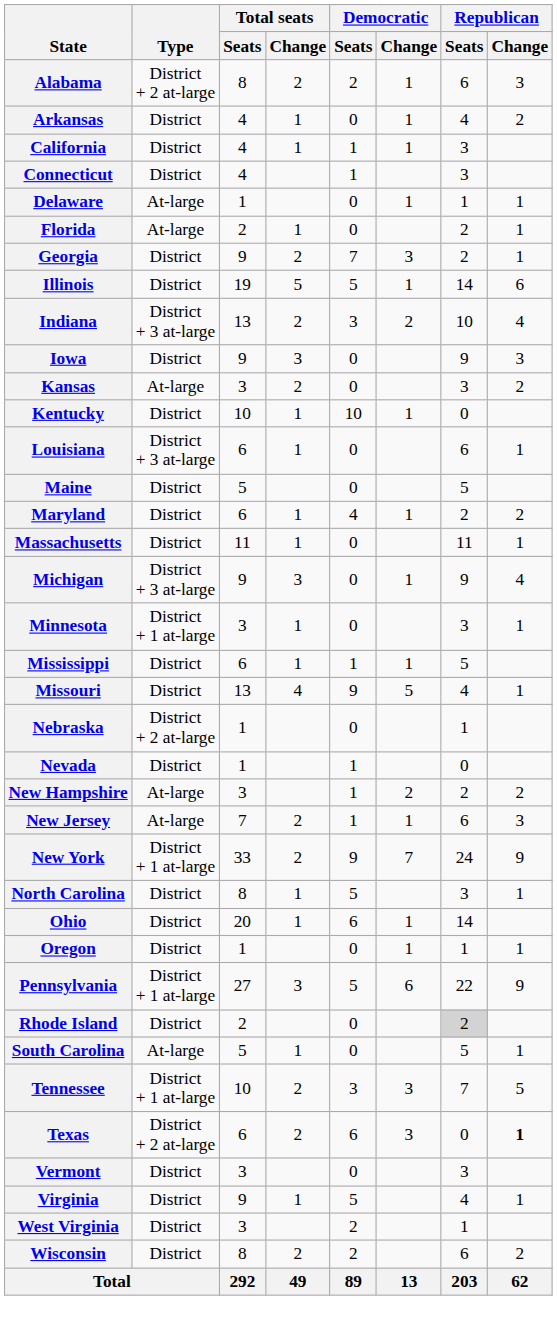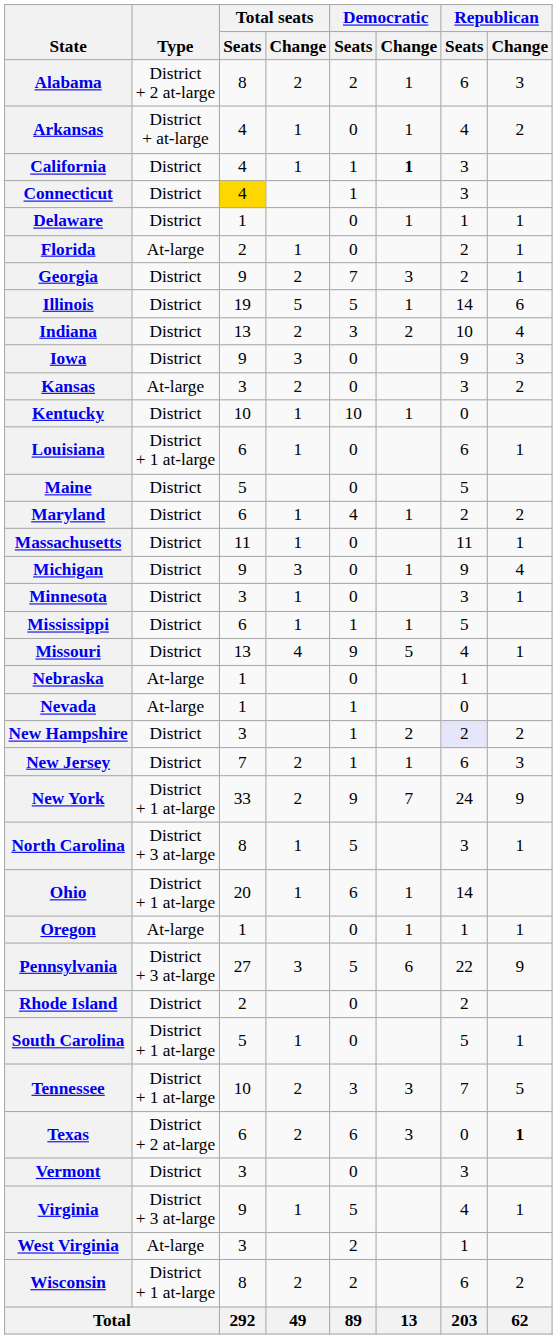(175, 119) District -> (175, 129) District + at-large
(409, 147) normal -> (409, 166) bold
(242, 174) no background -> (242, 194) gold background
(175, 202) At-large -> (175, 221) District
(175, 321) District + 3 at-large -> (175, 331) District
(175, 450) District + 3 at-large -> (175, 450) District + 1 at-large
(175, 579) District + 3 at-large -> (175, 569) District
(175, 626) District + 1 at-large -> (175, 597) District
(175, 728) District + 2 at-large -> (175, 679) At-large
(175, 765) District -> (175, 706) At-large
(175, 792) At-large -> (175, 734) District
(464, 792) no background -> (464, 734) lavender background
(175, 819) At-large -> (175, 761) District
(175, 894) District -> (175, 845) District + 3 at-large
(175, 921) District -> (175, 892) District + 1 at-large
(175, 949) District -> (175, 929) At-large
(175, 986) District + 1 at-large -> (175, 966) District + 3 at-large
(464, 1023) lightgrey background -> (464, 1003) no background
(175, 1050) At-large -> (175, 1040) District + 1 at-large
(175, 1199) District -> (175, 1208) District + 3 at-large
(175, 1226) District -> (175, 1246) At-large
(175, 1253) District -> (175, 1283) District + 1 at-large
